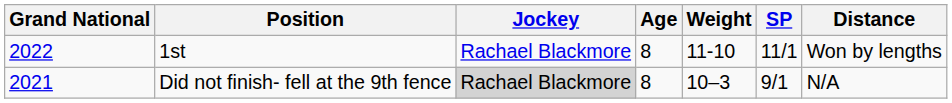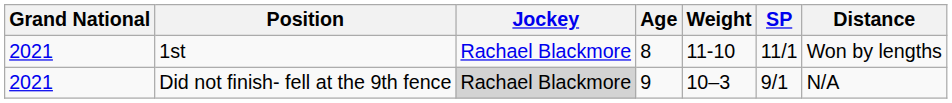(31, 51) 2022 -> (31, 51) 2021
(646, 82) 8 -> (646, 82) 9
